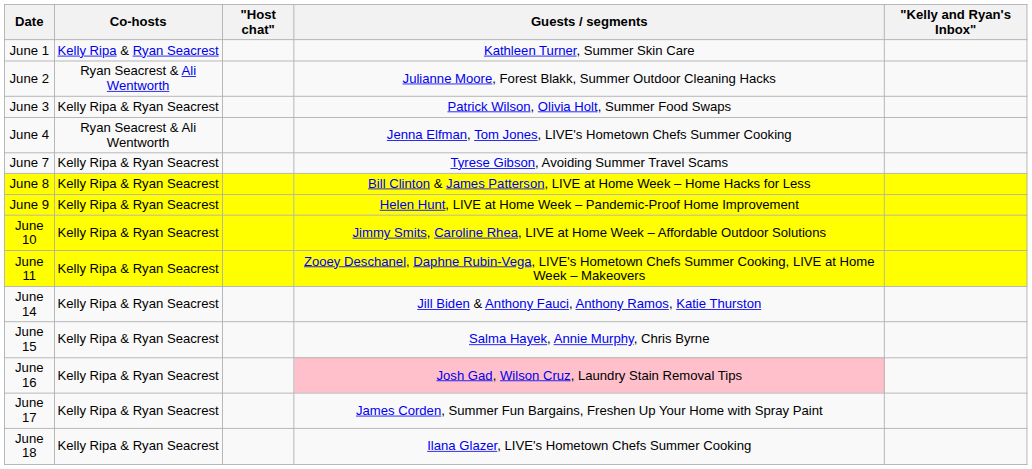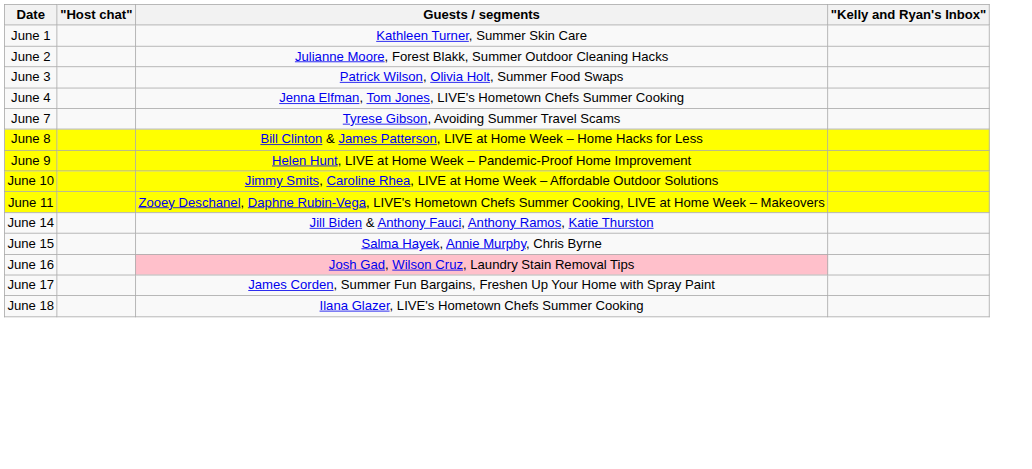- column: (138, 22)
